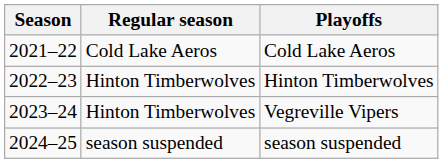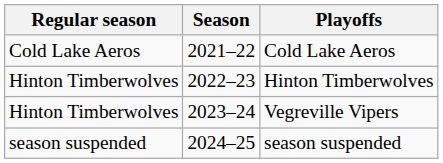columns swapped: (43, 19) <-> (170, 19)
